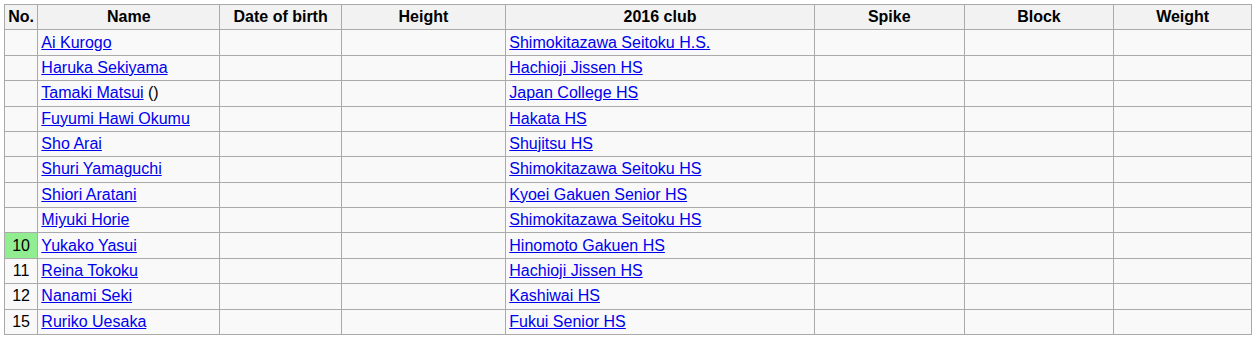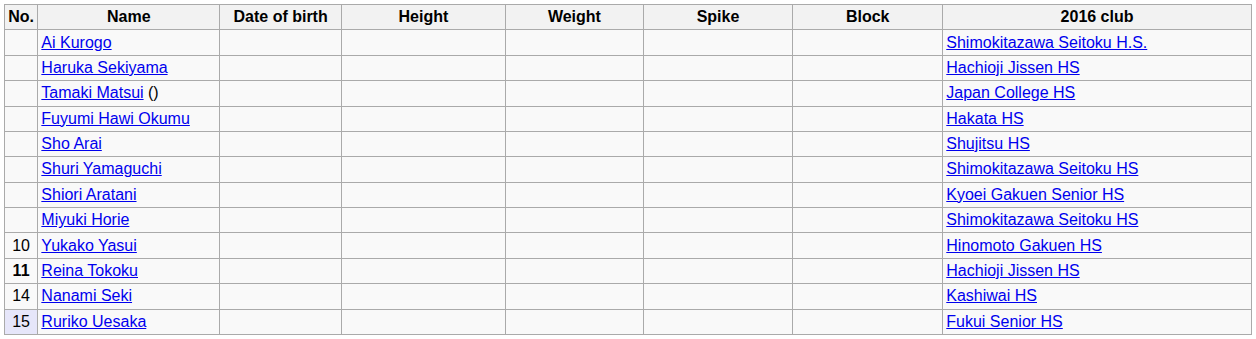columns swapped: (1183, 17) <-> (660, 17)
(21, 245) lightgreen background -> (21, 245) no background
(21, 270) normal -> (21, 270) bold
(21, 296) 12 -> (21, 296) 14
(21, 321) no background -> (21, 321) lavender background
